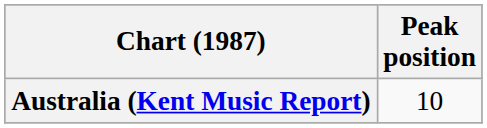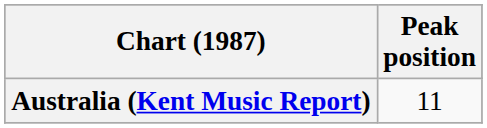(430, 100) 10 -> (430, 100) 11
